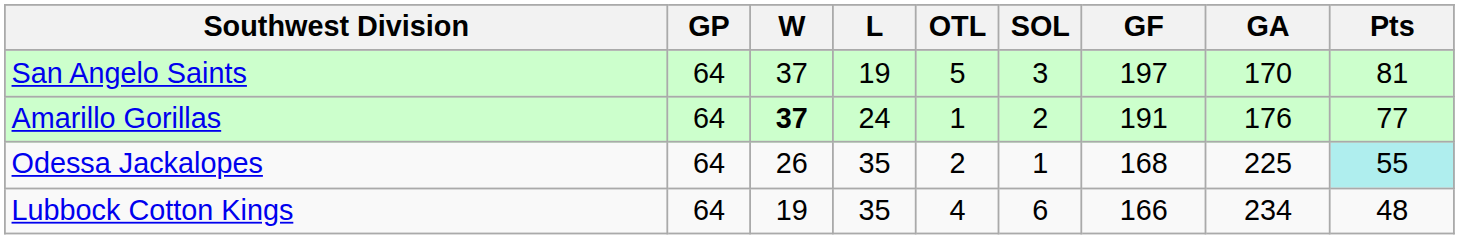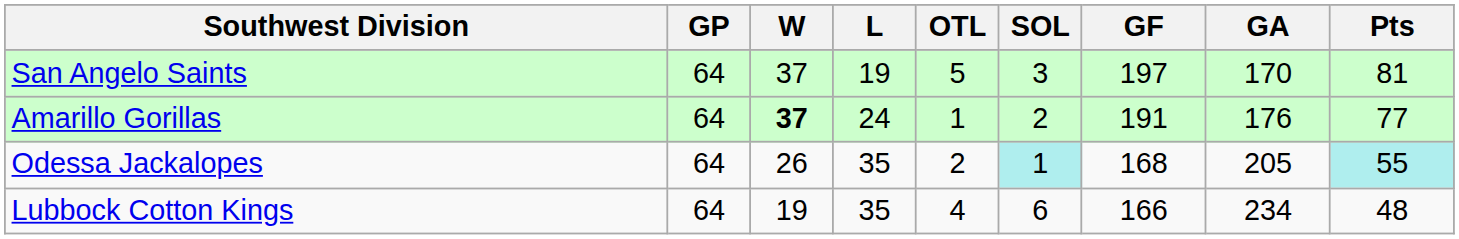(1040, 164) no background -> (1040, 164) paleturquoise background
(1268, 164) 225 -> (1268, 164) 205
